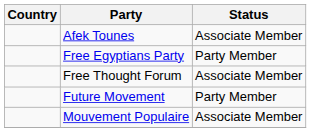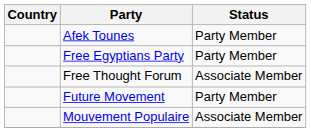(249, 35) Associate Member -> (236, 35) Party Member
